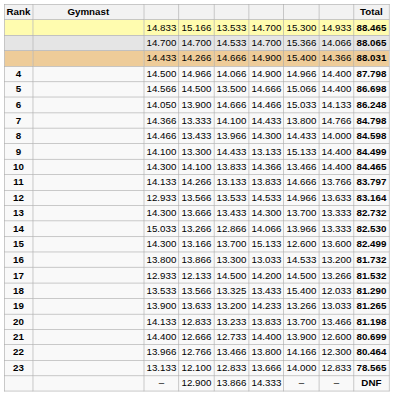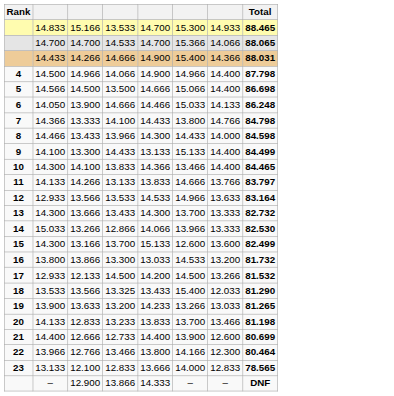- column: (88, 12)
